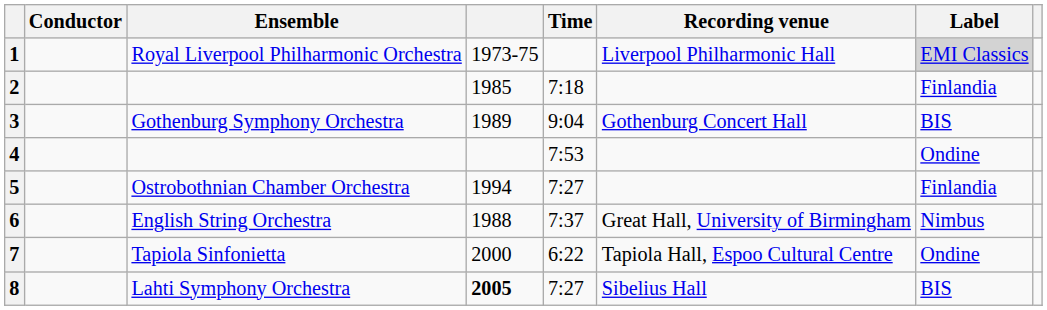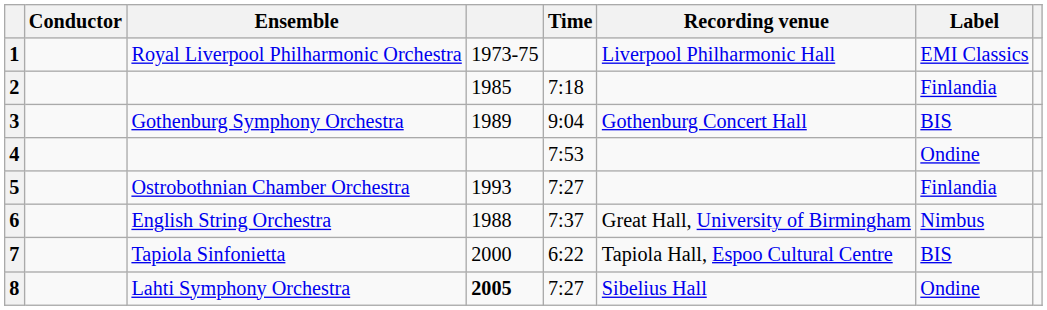(974, 54) lightgrey background -> (974, 54) no background
(491, 188) 1994 -> (491, 188) 1993
(950, 254) Ondine -> (936, 254) BIS
(936, 288) BIS -> (950, 288) Ondine
